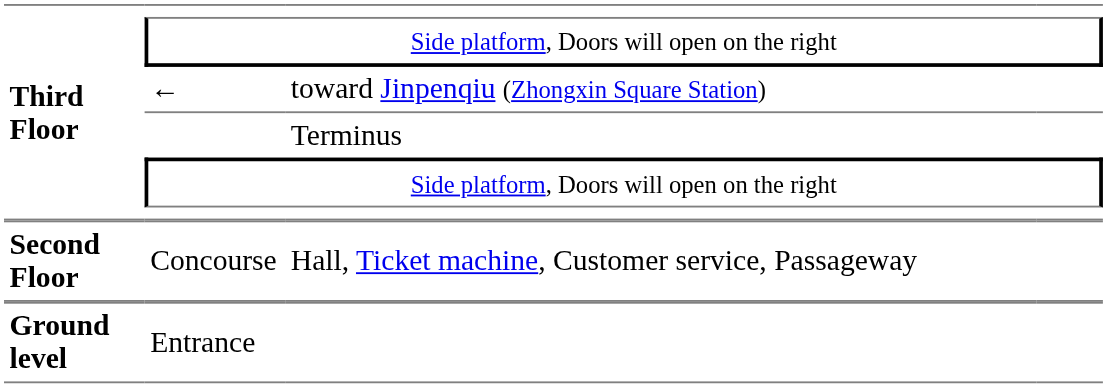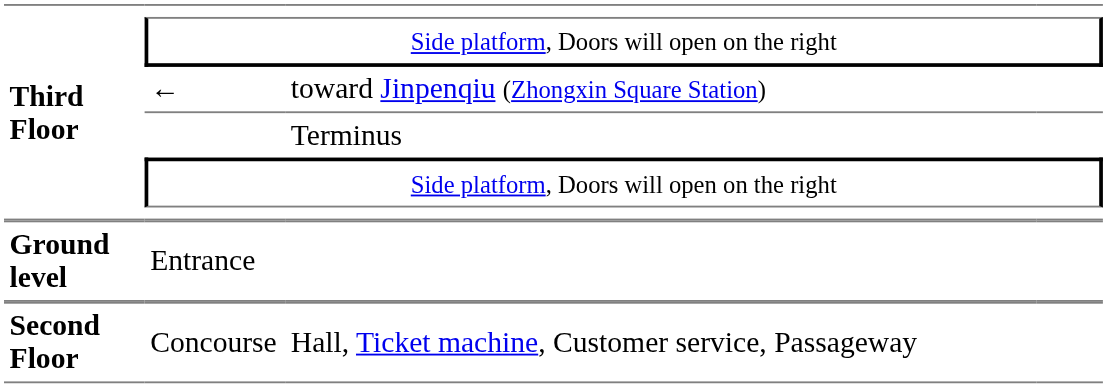rows swapped: (213, 260) <-> (203, 342)
